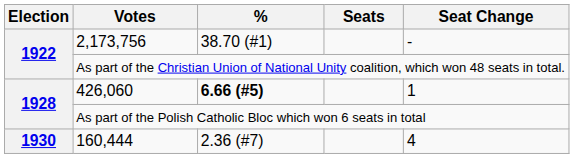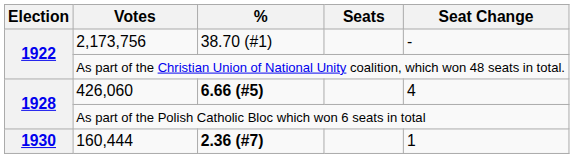(411, 91) 1 -> (411, 91) 4
(232, 141) normal -> (232, 141) bold
(411, 141) 4 -> (411, 141) 1
